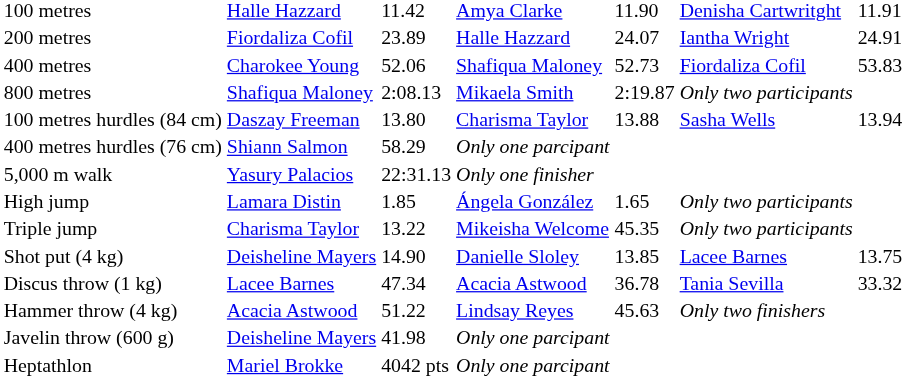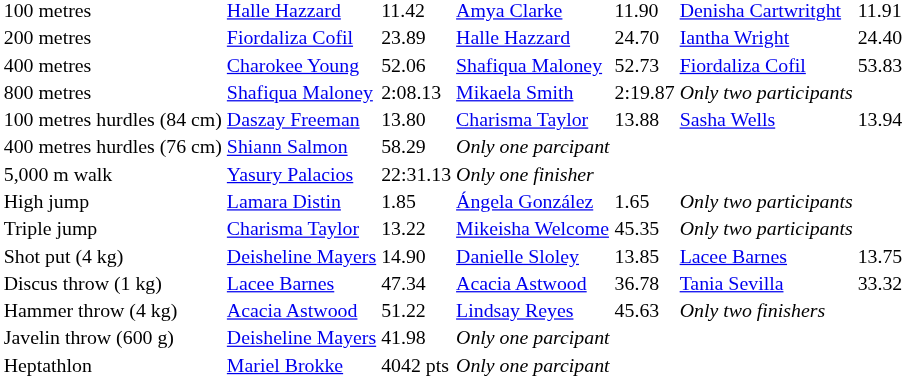(637, 38) 24.07 -> (637, 38) 24.70
(880, 38) 24.91 -> (880, 38) 24.40
